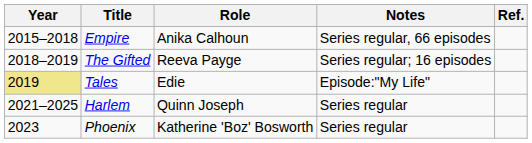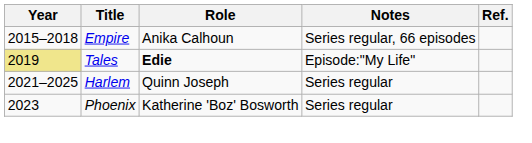- row: (118, 60)
(171, 82) normal -> (157, 60) bold
